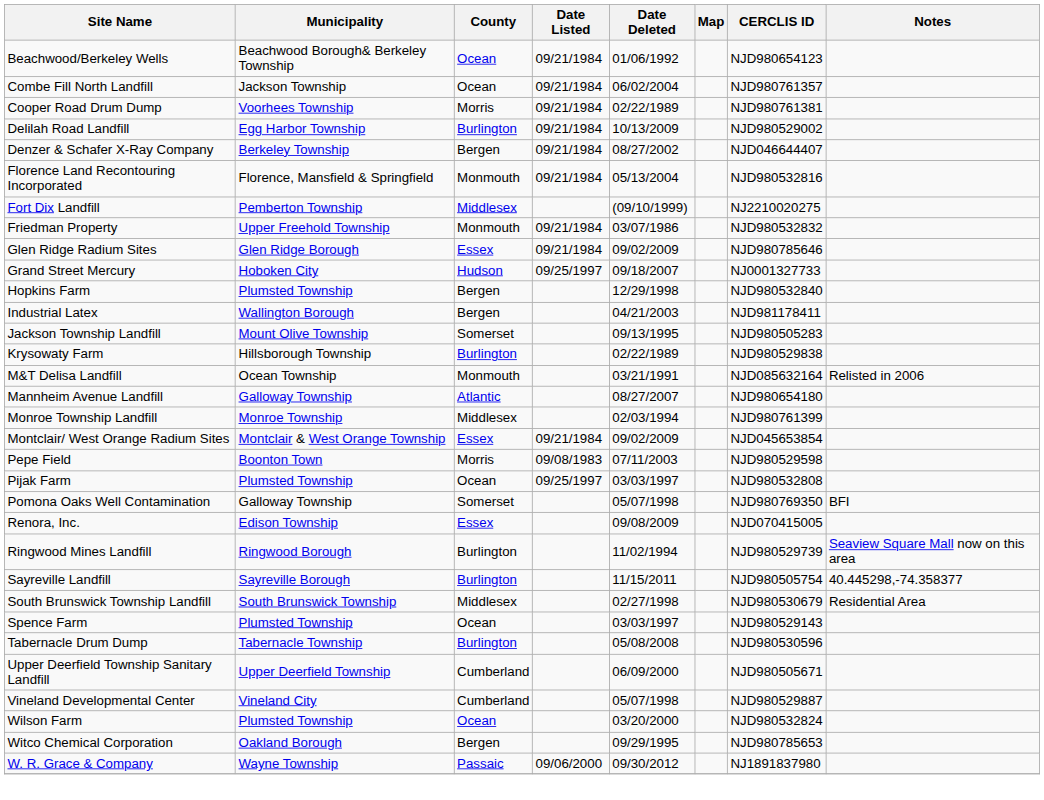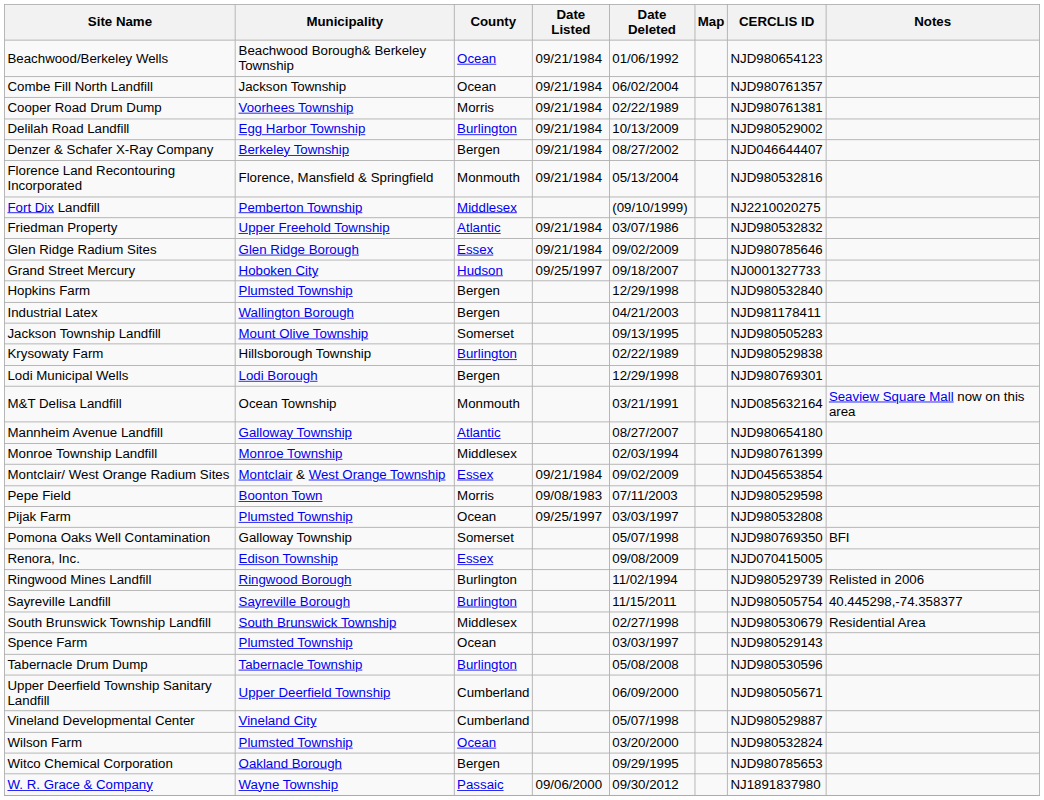(488, 228) Monmouth -> (479, 228) Atlantic
+ row: (68, 375)
(876, 375) Relisted in 2006 -> (927, 404) Seaview Square Mall now on this area
(927, 551) Seaview Square Mall now on this area -> (876, 580) Relisted in 2006
